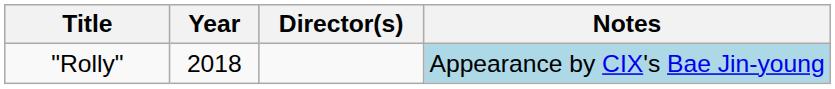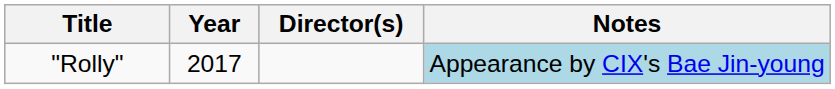(214, 63) 2018 -> (214, 63) 2017
